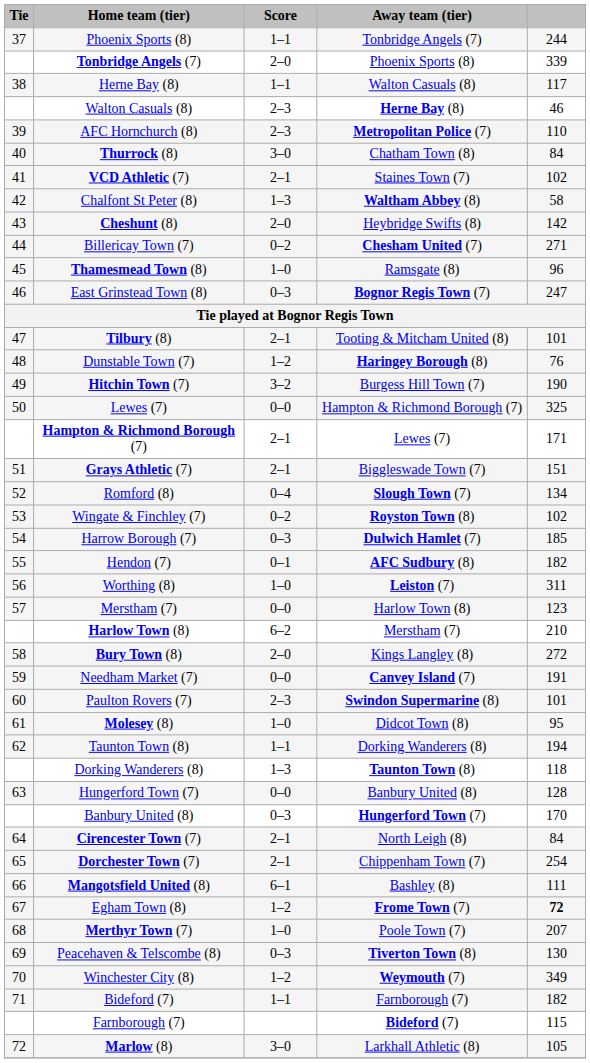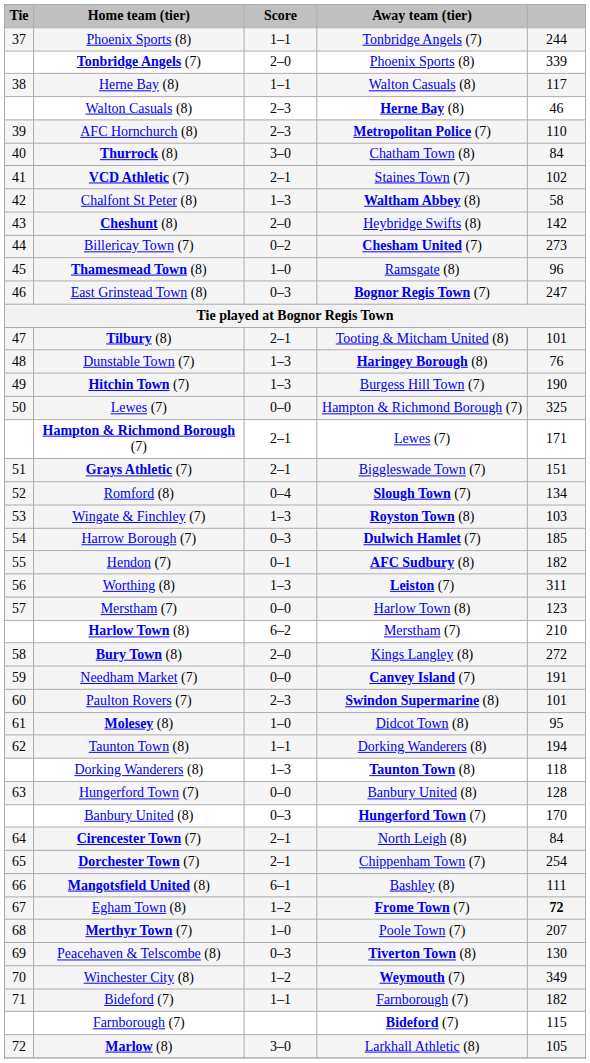(556, 246) 271 -> (556, 246) 273
(280, 361) 1–2 -> (280, 361) 1–3
(280, 385) 3–2 -> (280, 385) 1–3
(280, 516) 0–2 -> (280, 516) 1–3
(556, 516) 102 -> (556, 516) 103
(280, 585) 1–0 -> (280, 585) 1–3
